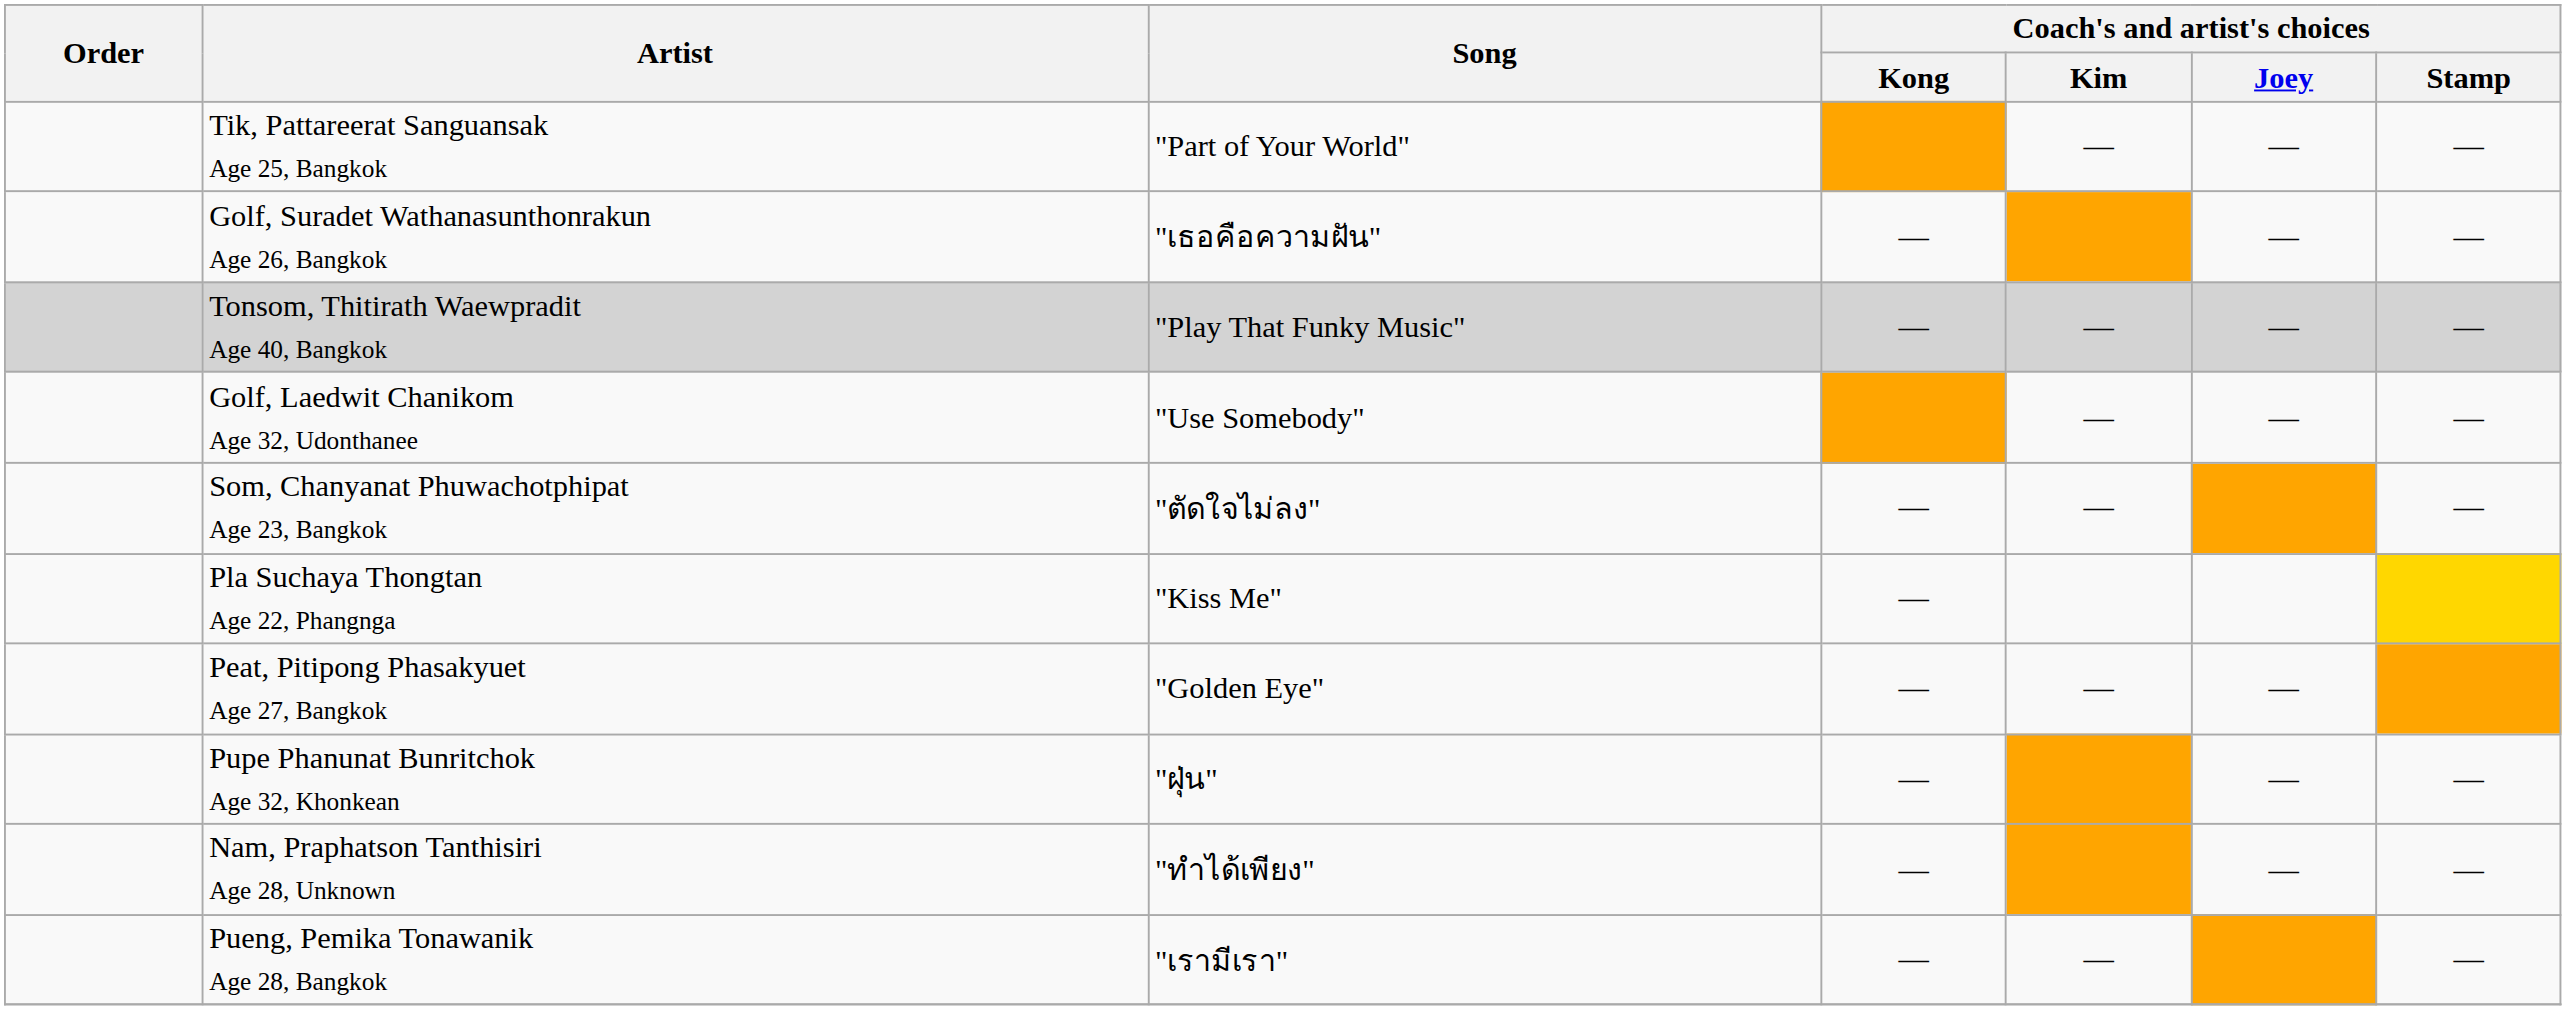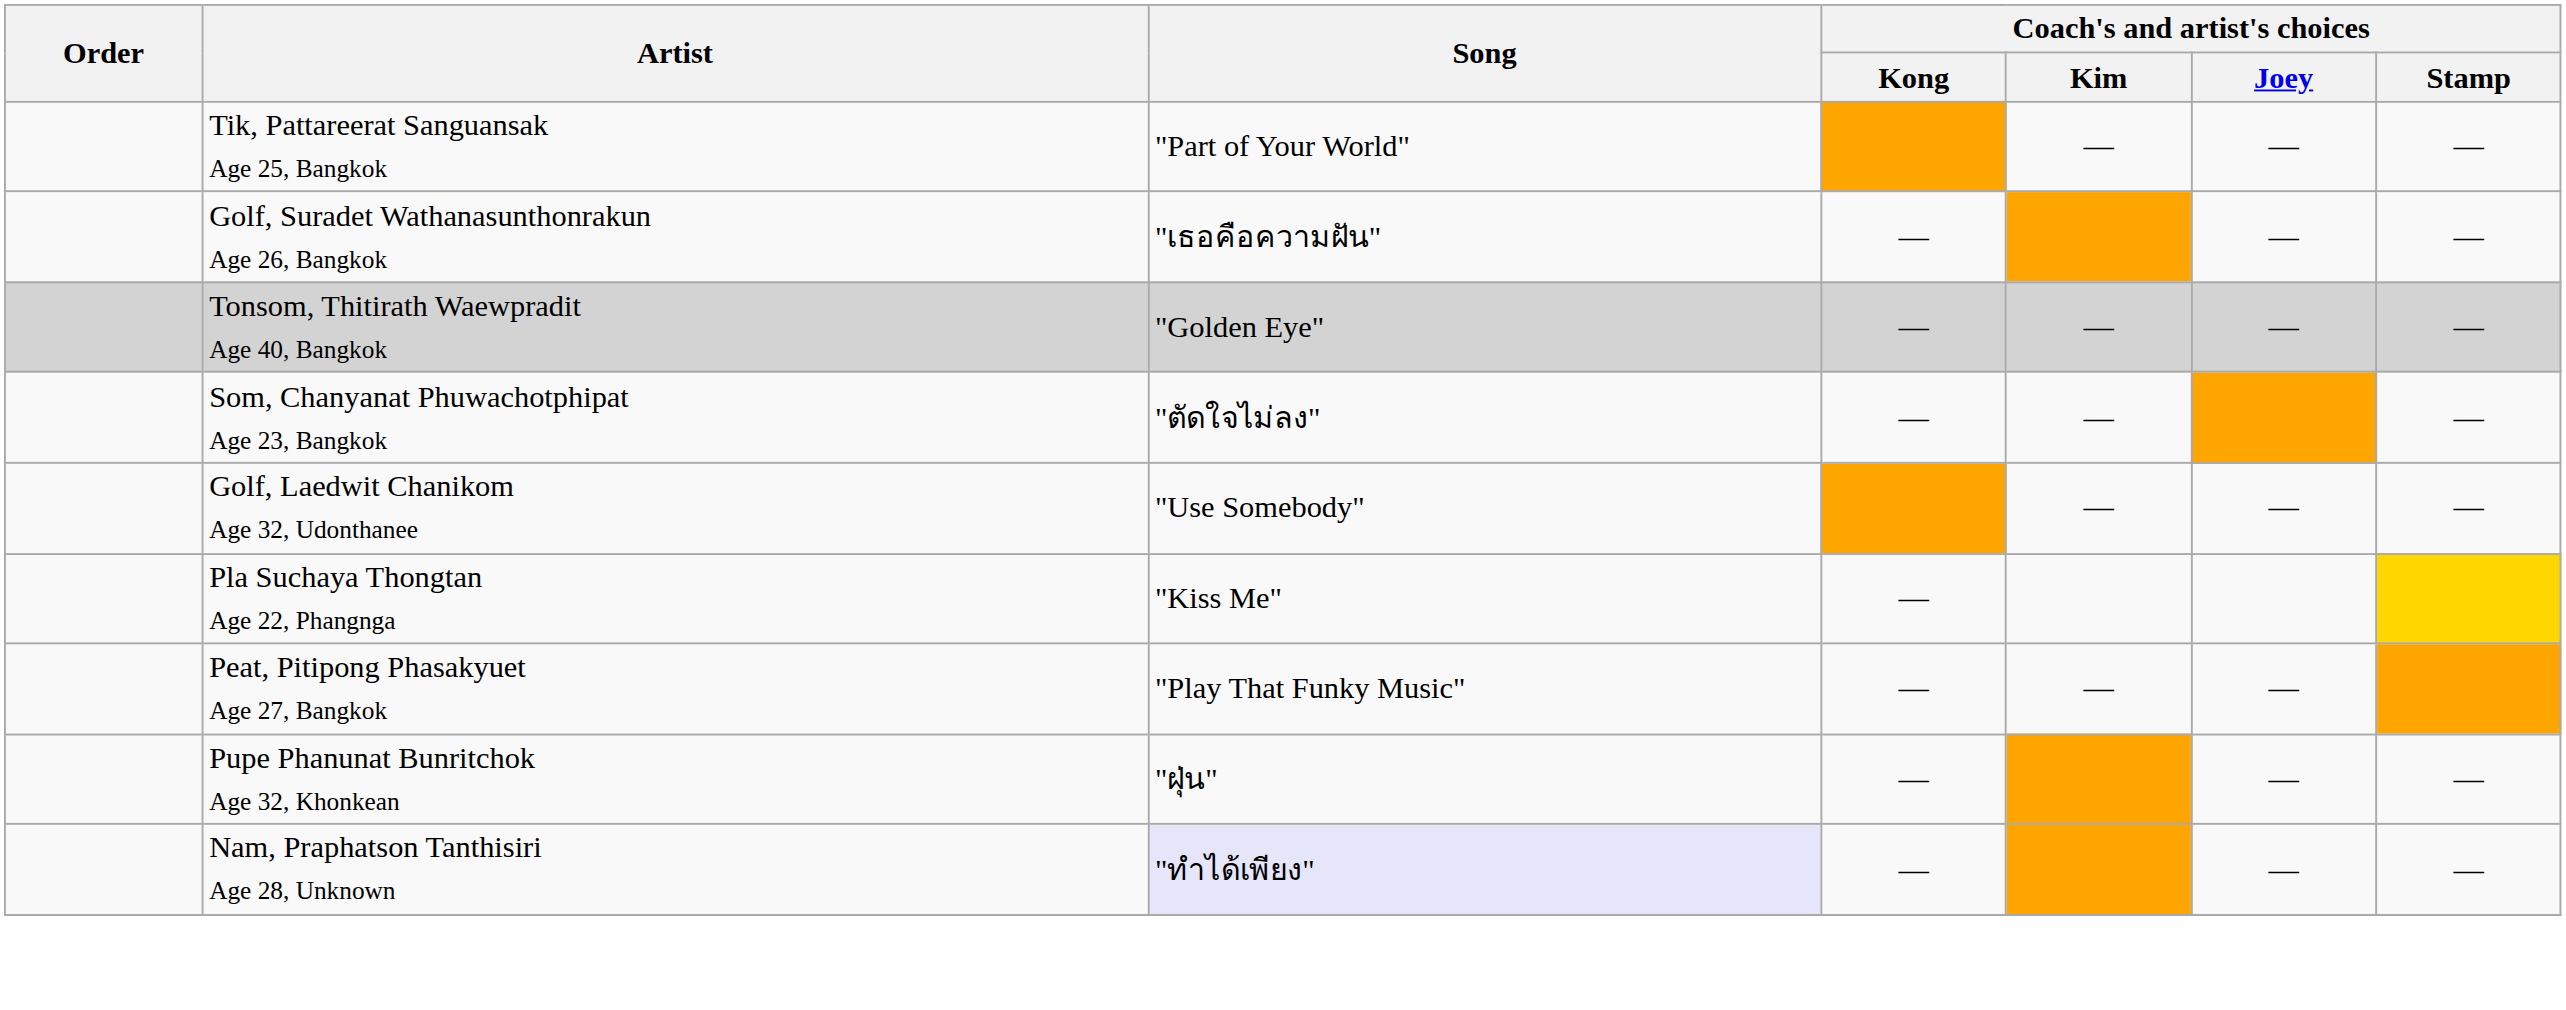(1310, 326) "Play That Funky Music" -> (1240, 326) "Golden Eye"
rows swapped: (419, 507) <-> (362, 417)
(1240, 688) "Golden Eye" -> (1310, 688) "Play That Funky Music"
(1235, 870) no background -> (1235, 870) lavender background
- row: (371, 959)
